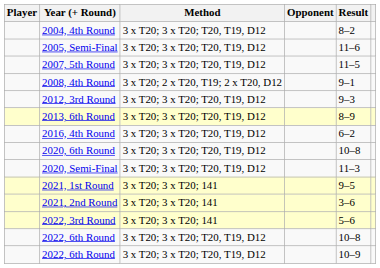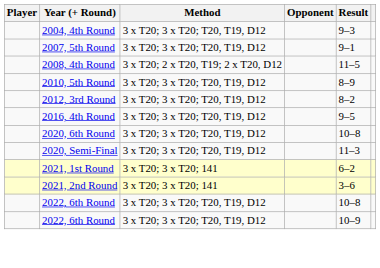(347, 30) 8–2 -> (347, 30) 9–3
- row: (80, 47)
(349, 64) 11–5 -> (347, 47) 9–1
(347, 82) 9–1 -> (349, 64) 11–5
+ row: (78, 82)
(347, 99) 9–3 -> (347, 99) 8–2
- row: (78, 116)
(347, 133) 6–2 -> (347, 116) 9–5
(347, 185) 9–5 -> (347, 168) 6–2
- row: (79, 220)
